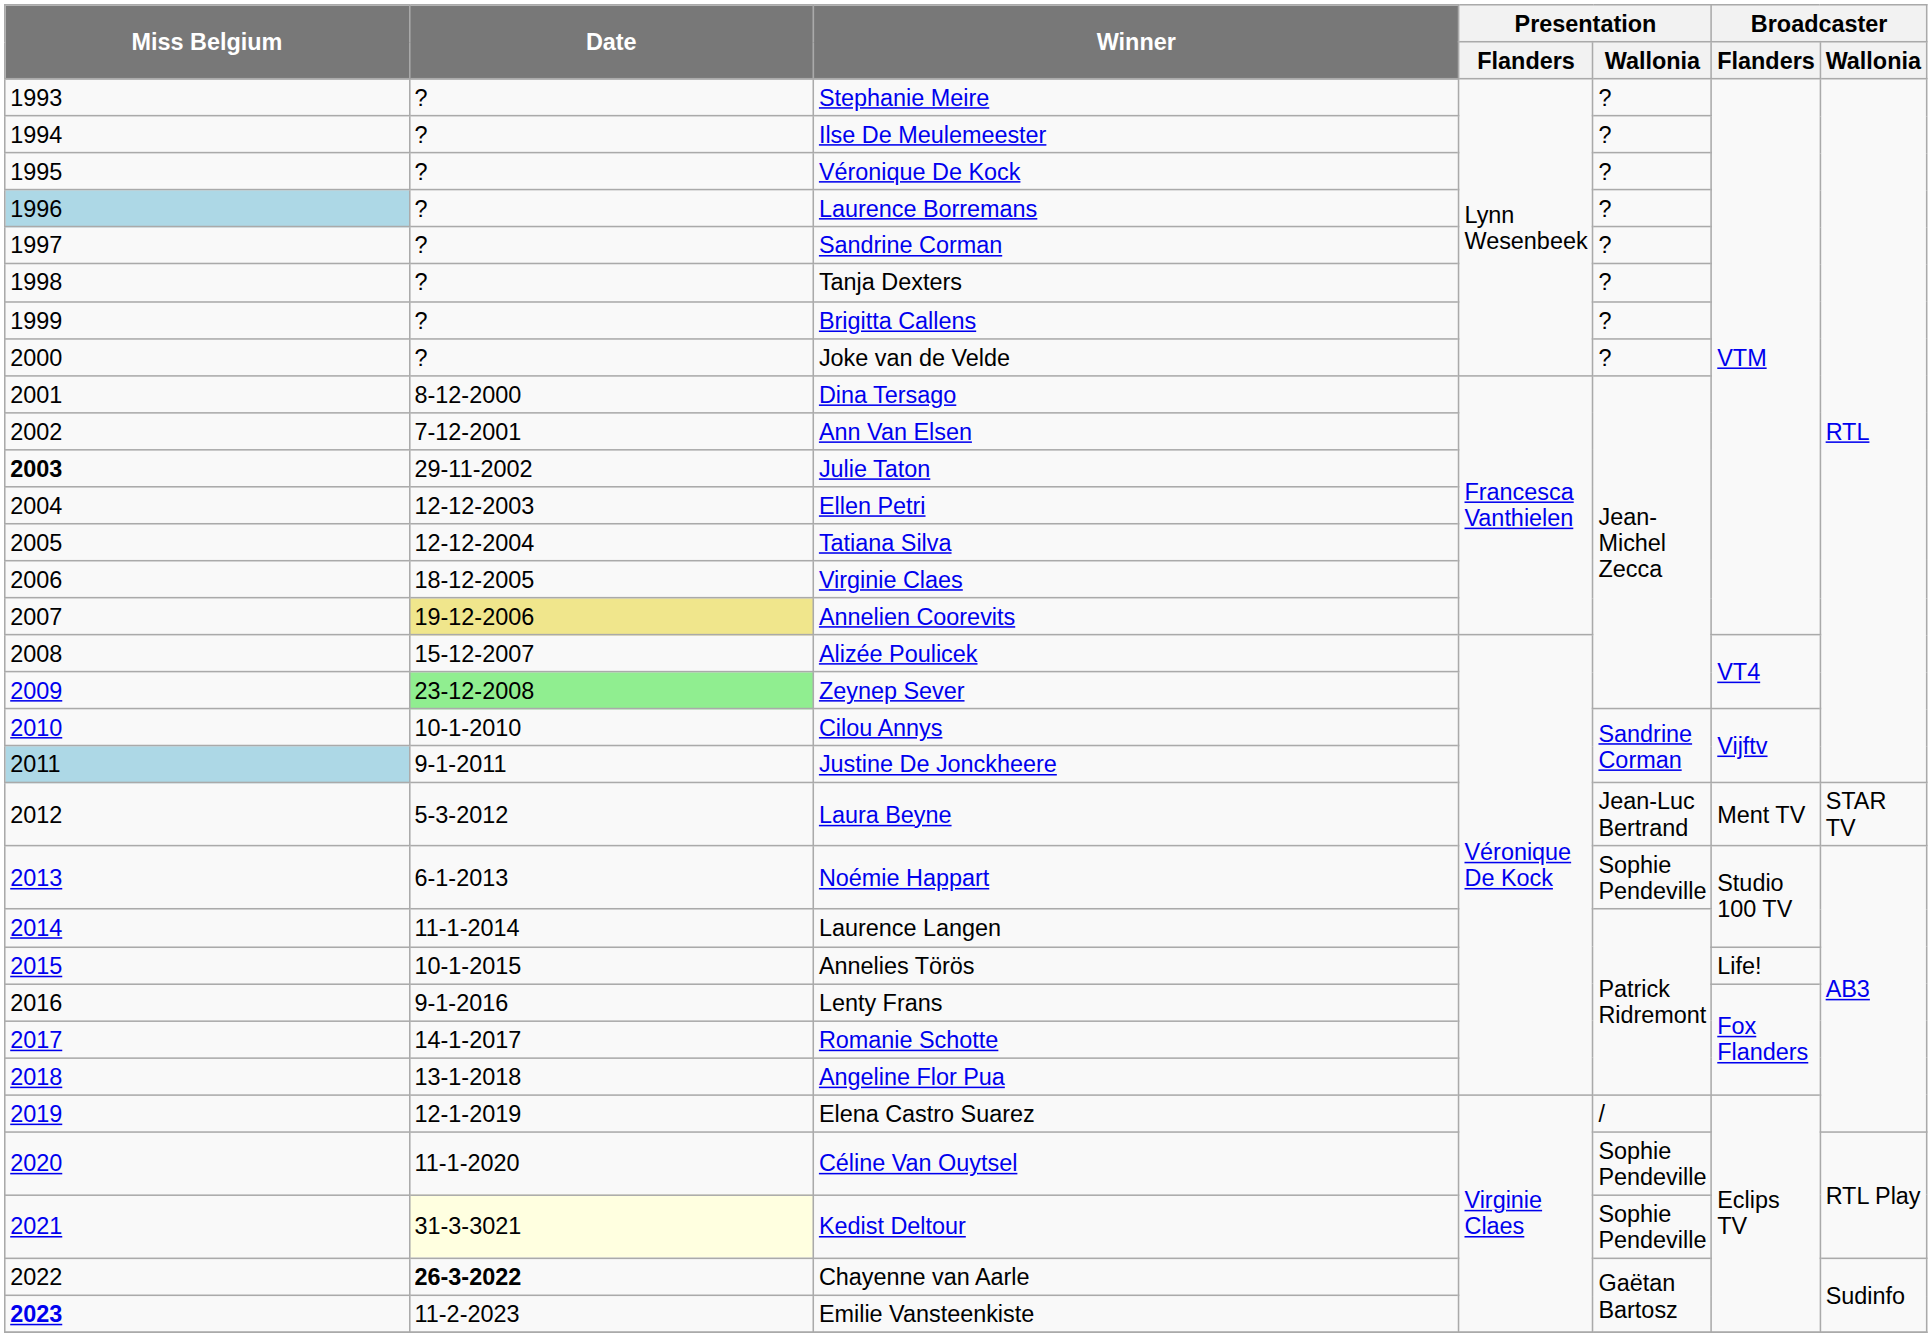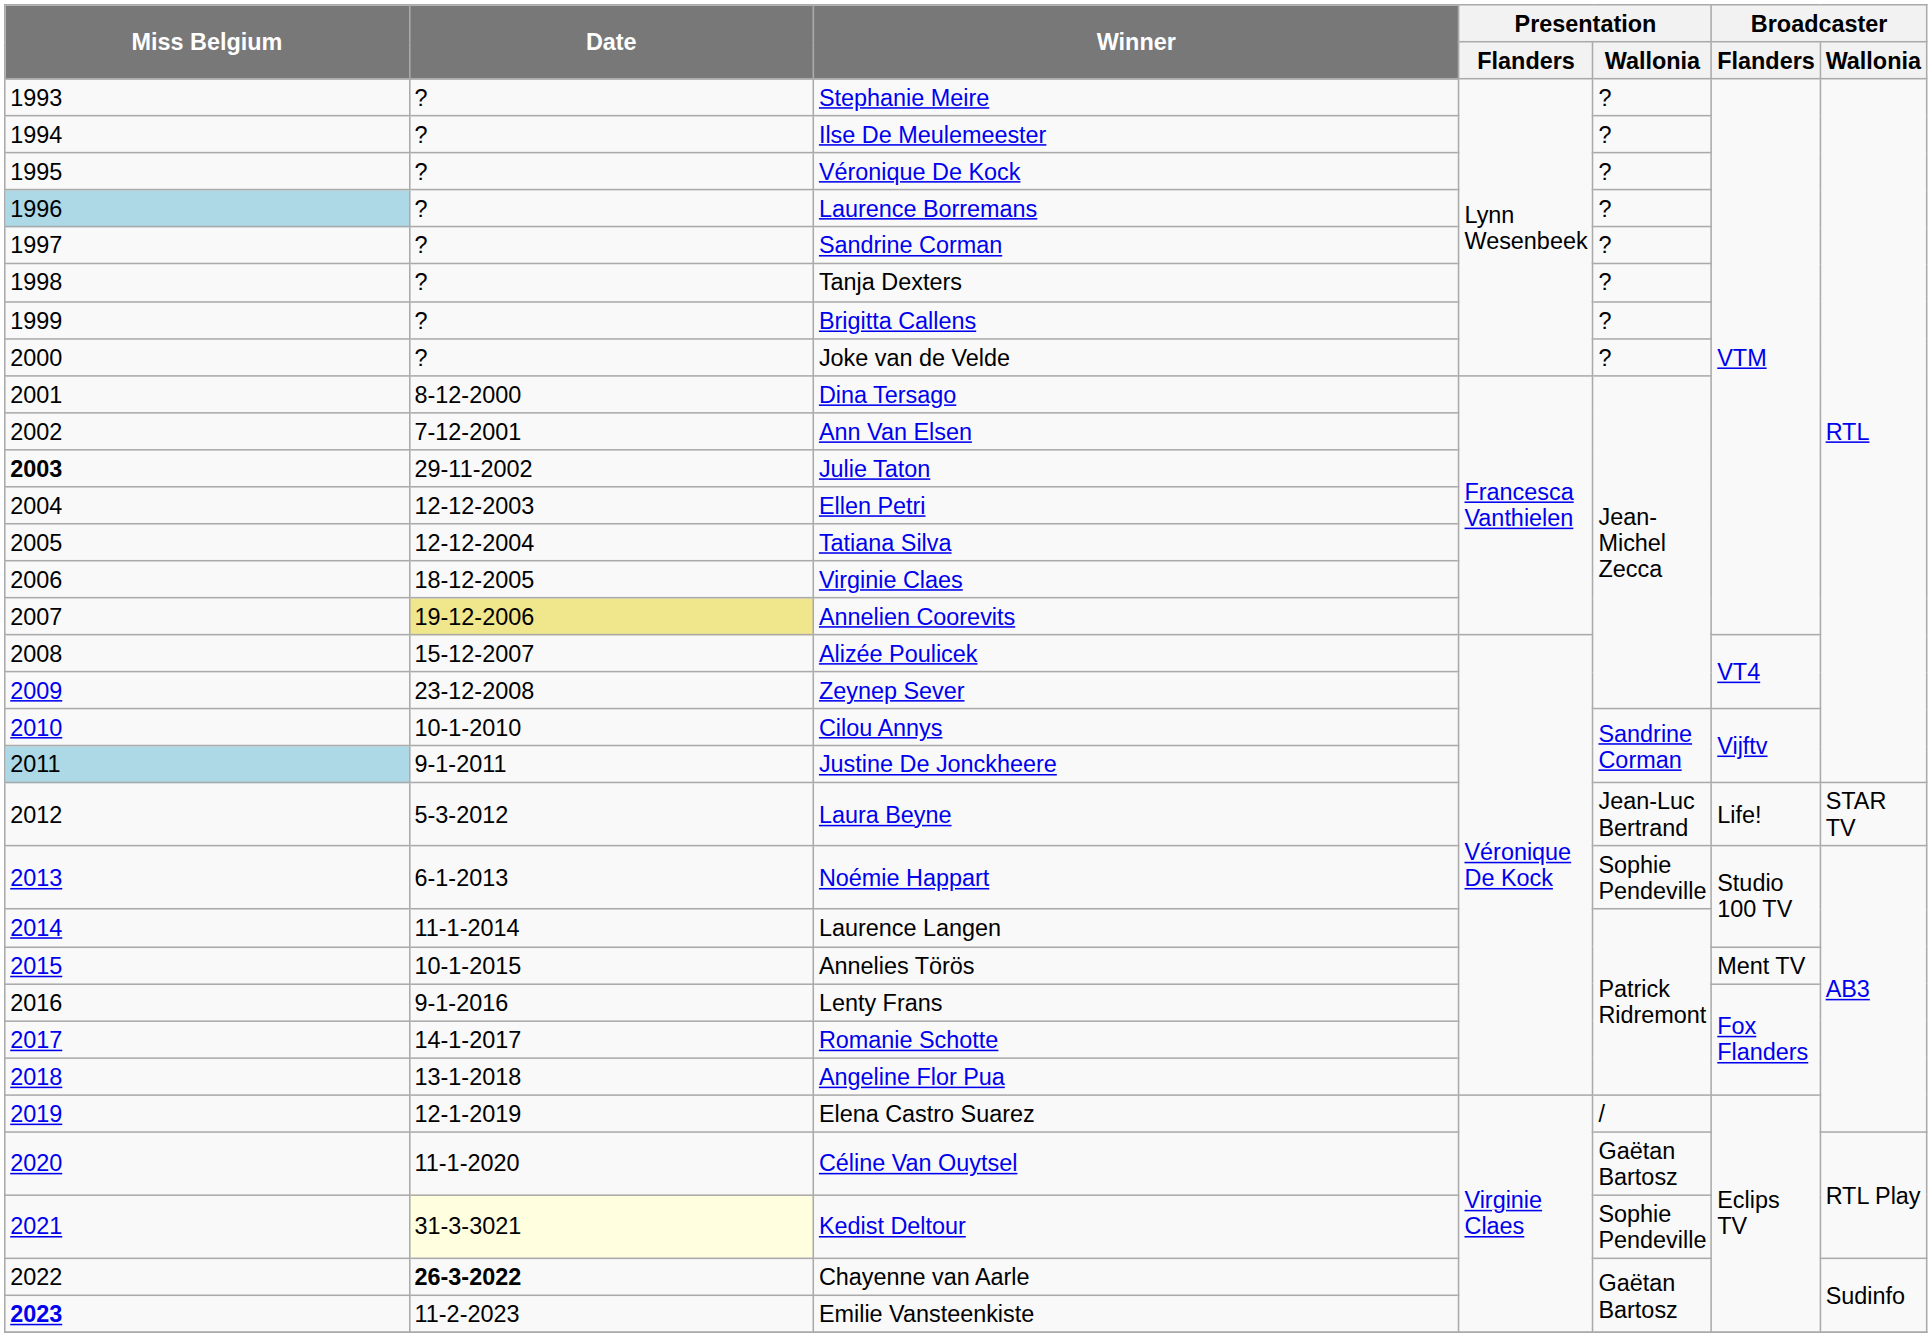(474, 690) lightgreen background -> (474, 690) no background
(1761, 815) Ment TV -> (1739, 815) Life!
(1739, 965) Life! -> (1761, 965) Ment TV
(1652, 1164) Sophie Pendeville -> (1638, 1164) Gaëtan Bartosz
